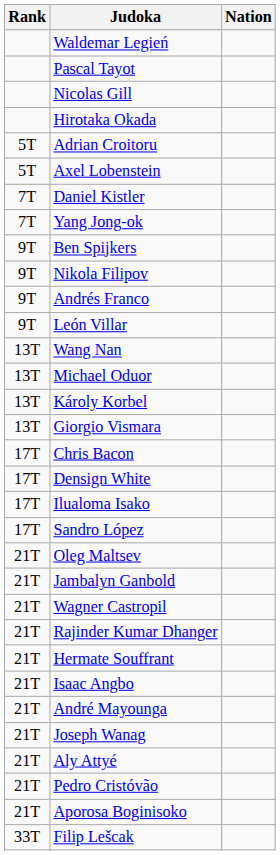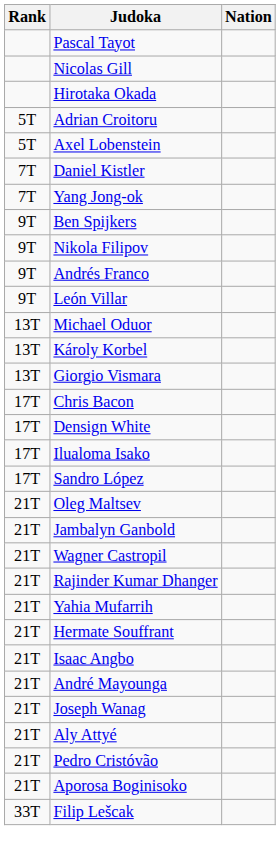- row: (111, 42)
- row: (88, 350)
+ row: (103, 606)
